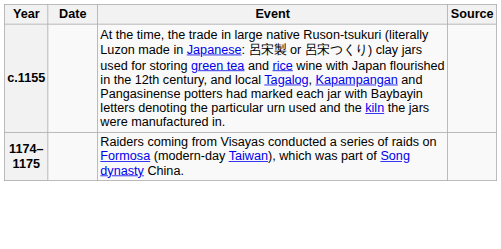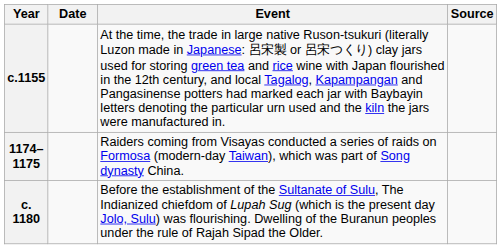+ row: (26, 212)
